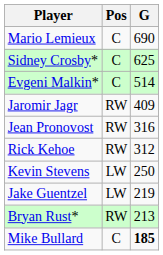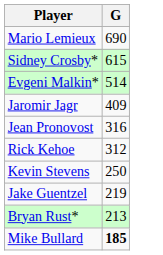- column: (116, 15)
(144, 60) 625 -> (116, 60) 615
